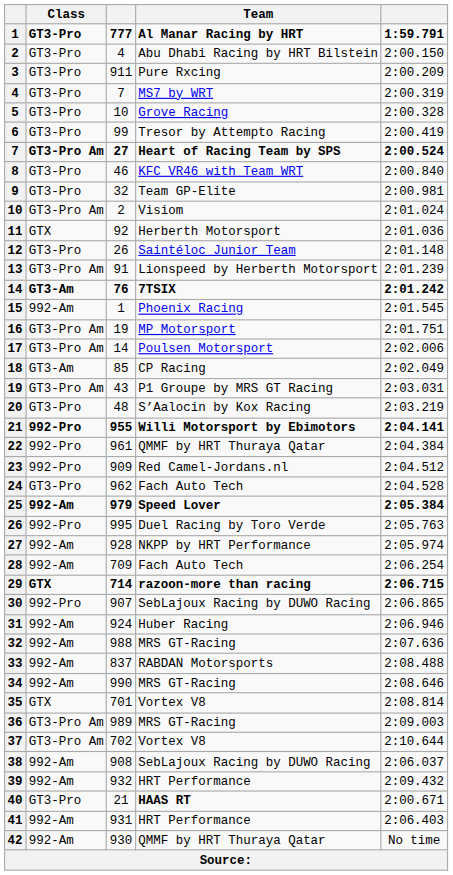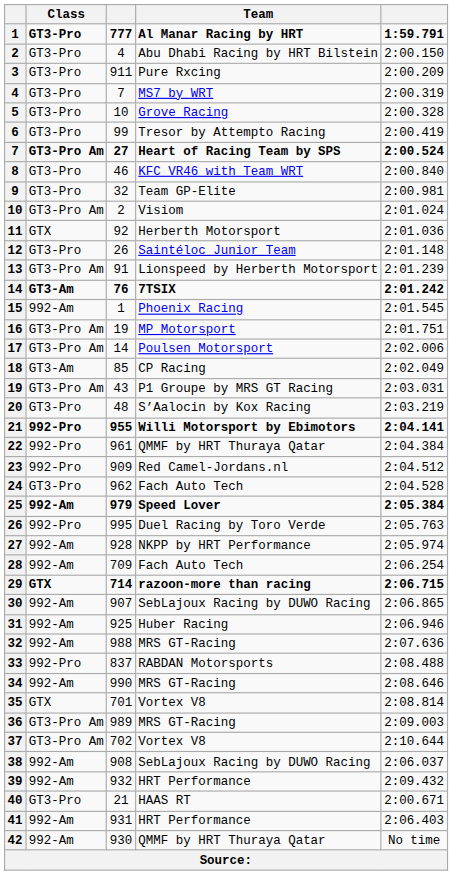(55, 605) 992-Pro -> (51, 605) 992-Am
(121, 624) 924 -> (121, 624) 925
(51, 664) 992-Am -> (55, 664) 992-Pro
(165, 801) bold -> (165, 801) normal
